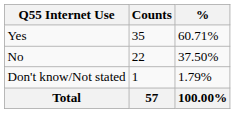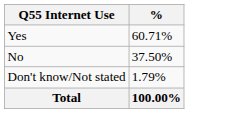- column: (152, 14)
